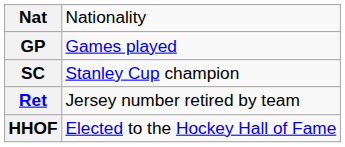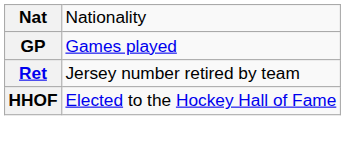- row: (33, 73)
